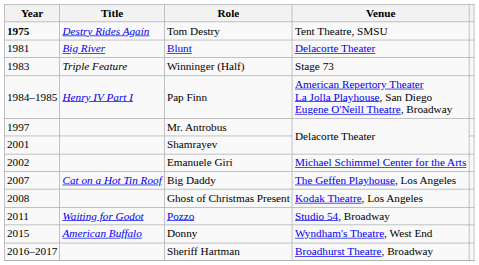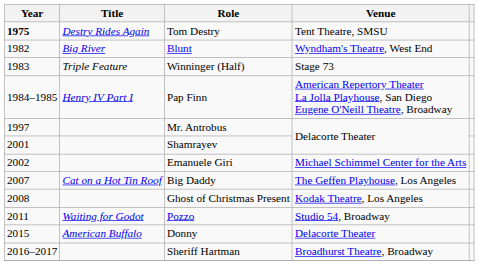(18, 48) 1981 -> (18, 48) 1982
(335, 48) Delacorte Theater -> (364, 48) Wyndham's Theatre, West End
(364, 233) Wyndham's Theatre, West End -> (335, 233) Delacorte Theater
